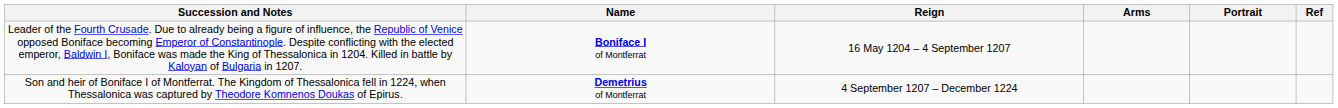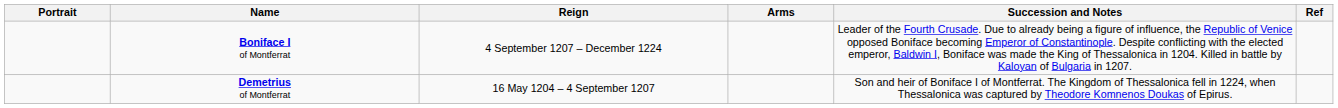columns swapped: (1243, 13) <-> (235, 13)
(929, 48) 16 May 1204 – 4 September 1207 -> (574, 48) 4 September 1207 – December 1224
(929, 89) 4 September 1207 – December 1224 -> (574, 89) 16 May 1204 – 4 September 1207
